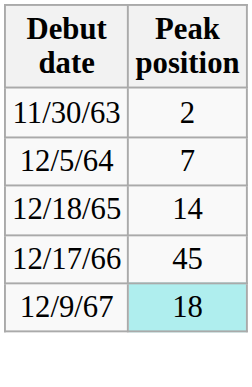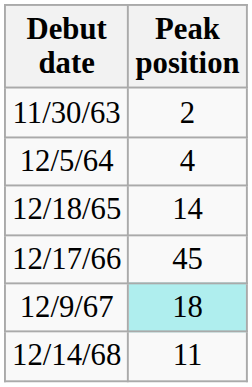(188, 160) 7 -> (188, 160) 4
+ row: (67, 355)
